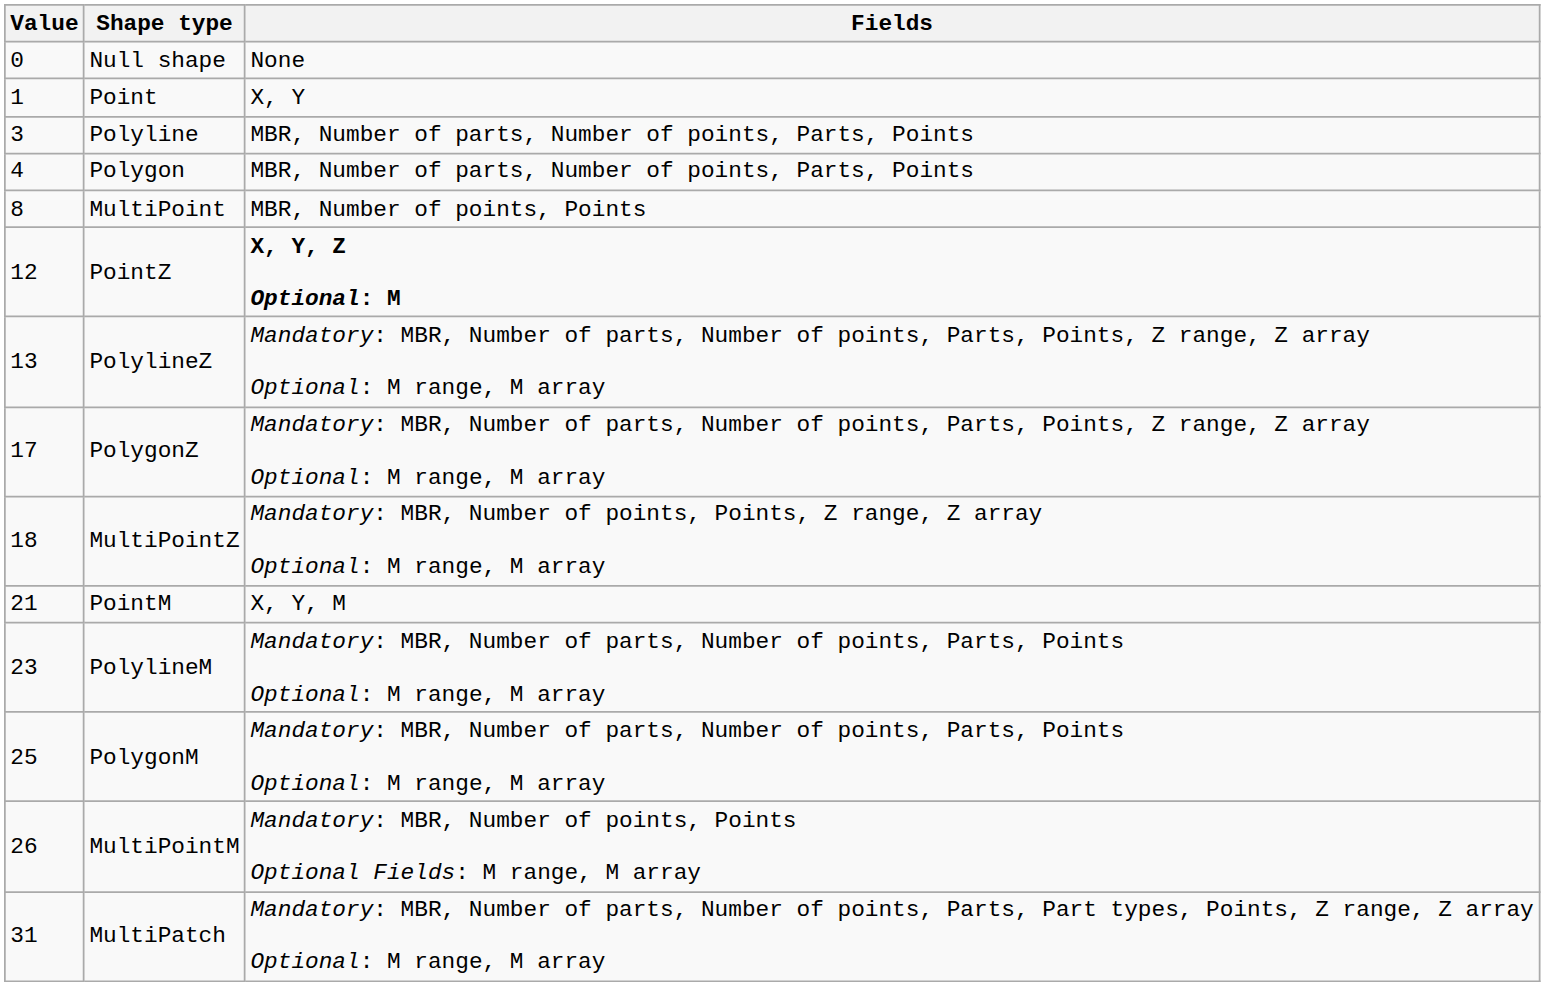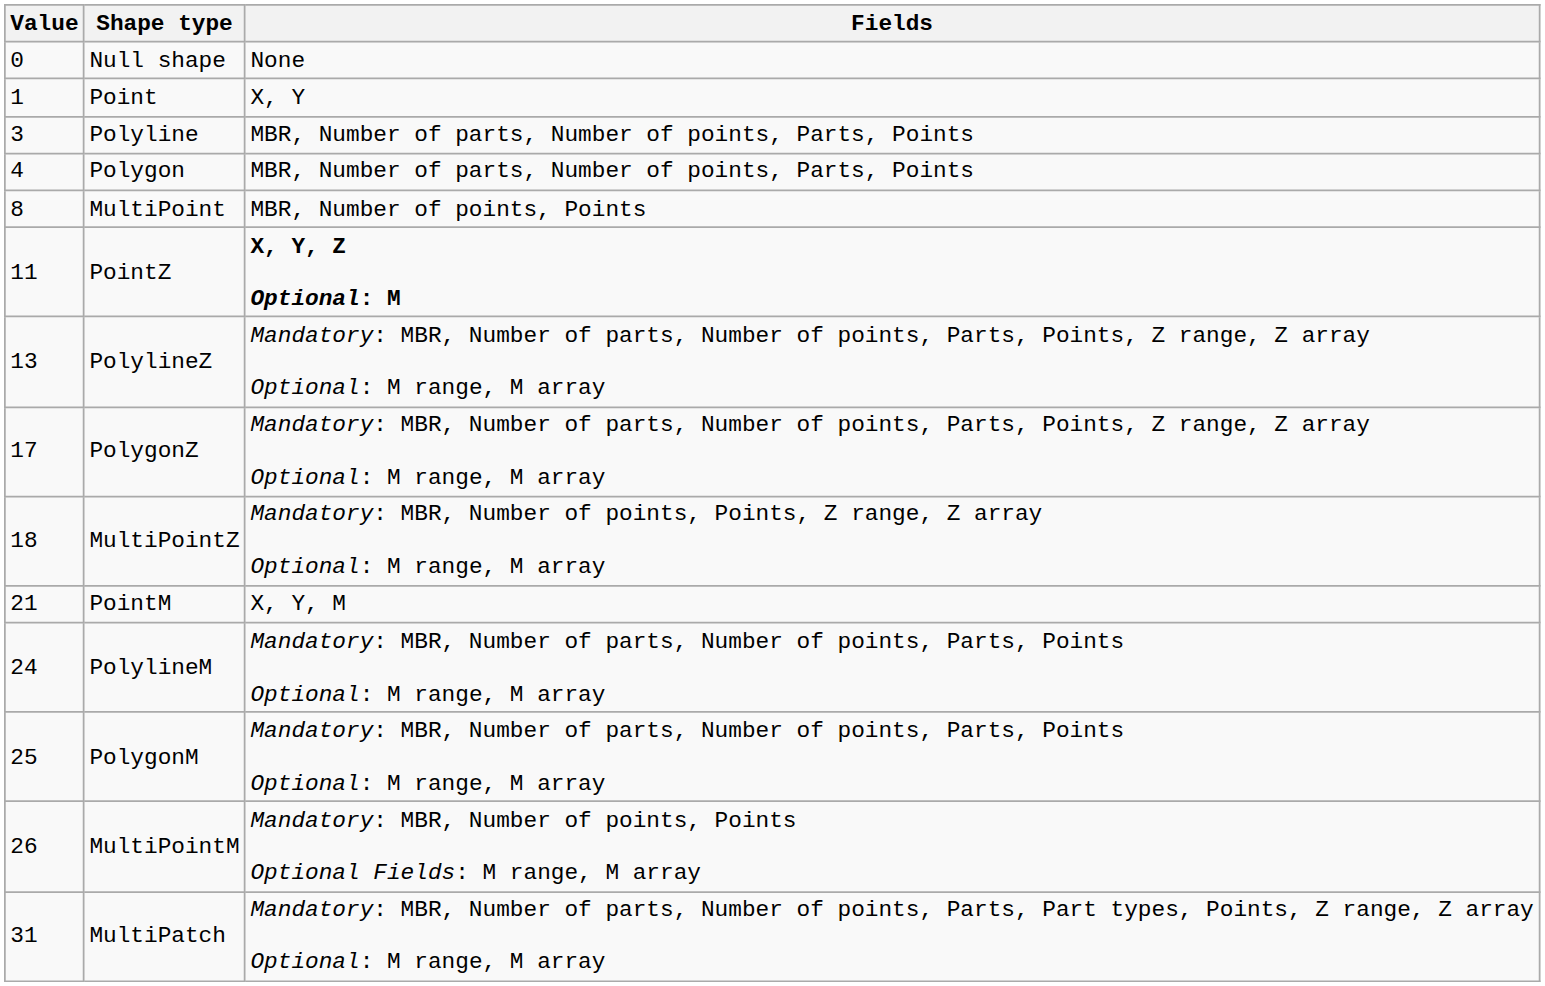(24, 272) 12 -> (24, 272) 11
(24, 668) 23 -> (24, 668) 24
